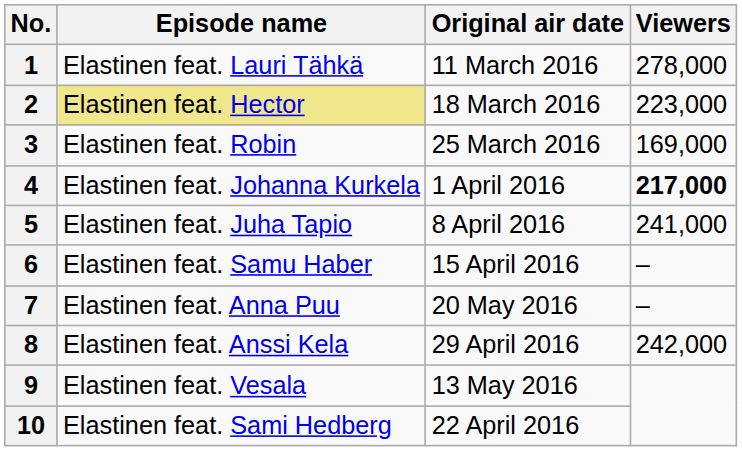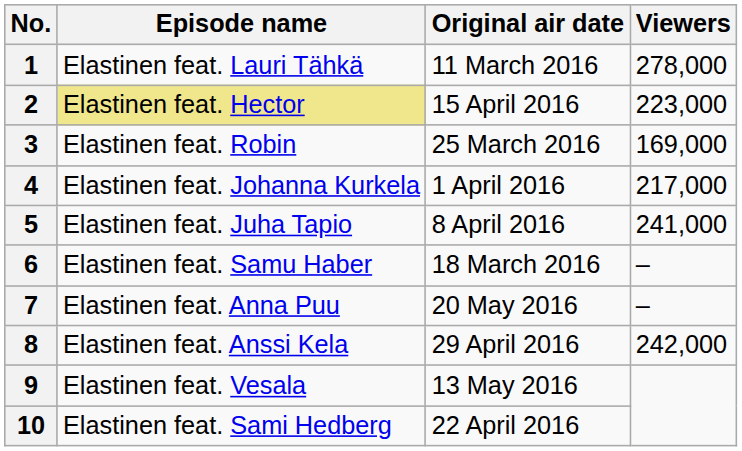(516, 104) 18 March 2016 -> (505, 104) 15 April 2016
(681, 184) bold -> (681, 184) normal
(505, 265) 15 April 2016 -> (516, 265) 18 March 2016
